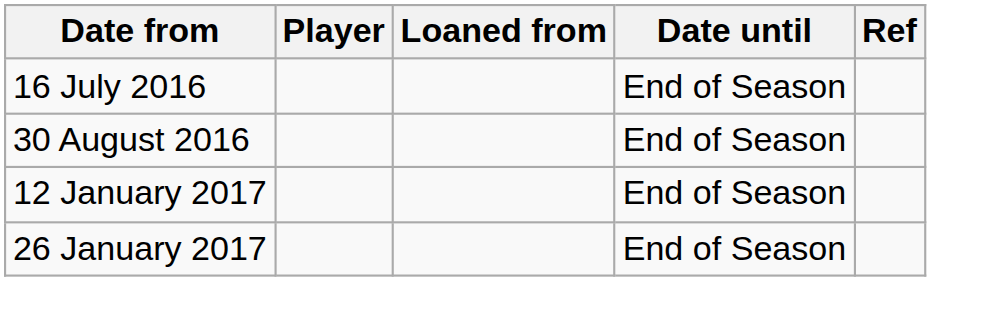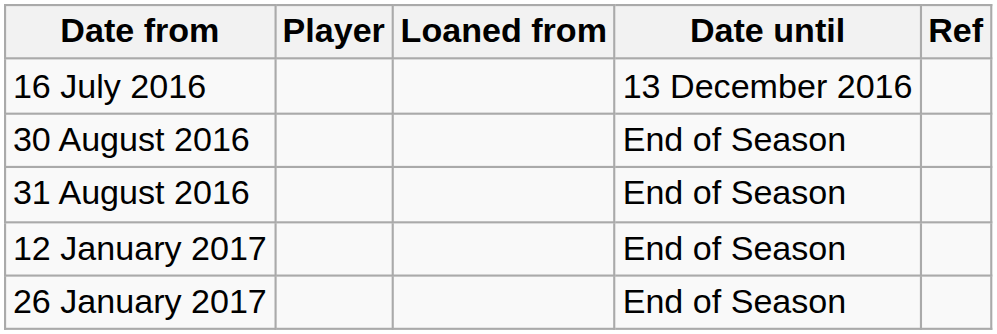(734, 85) End of Season -> (768, 85) 13 December 2016
+ row: (131, 193)
